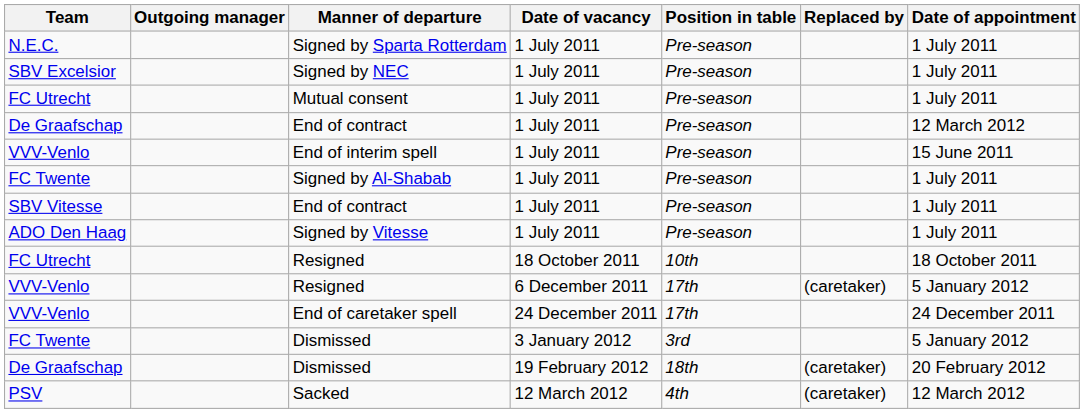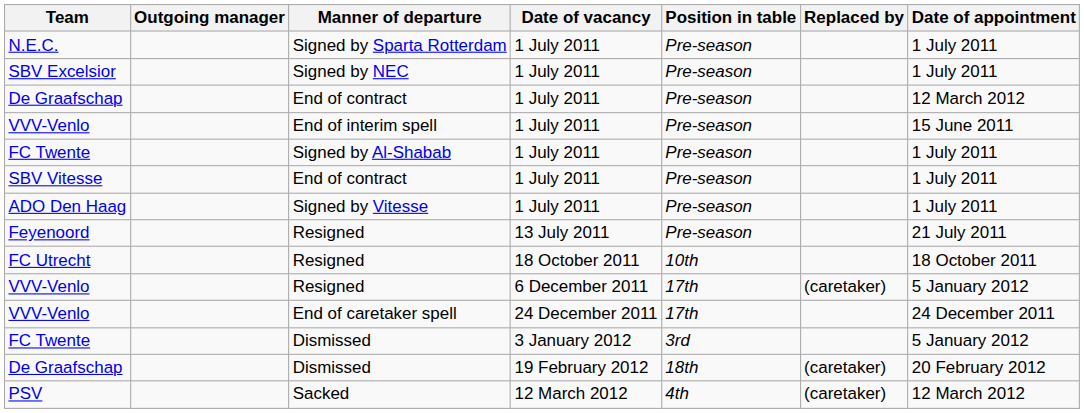- row: (49, 98)
+ row: (49, 233)
